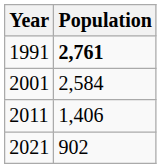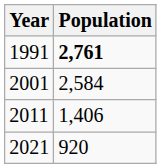(73, 147) 902 -> (73, 147) 920
